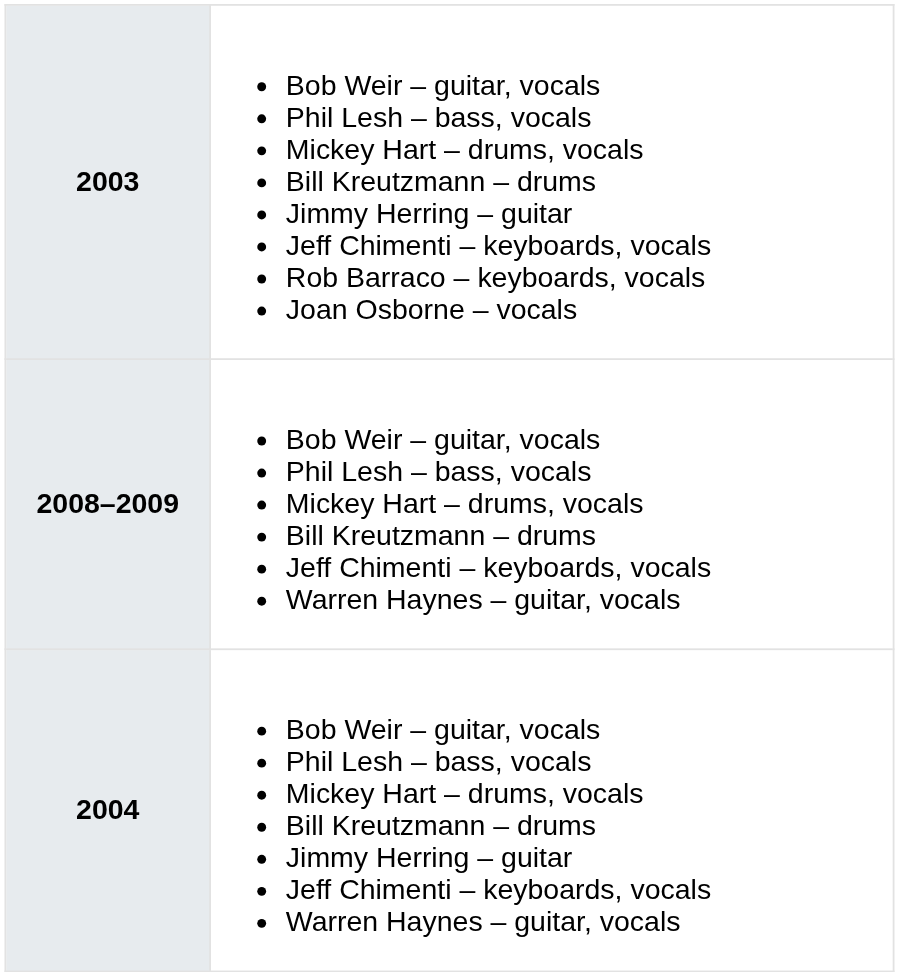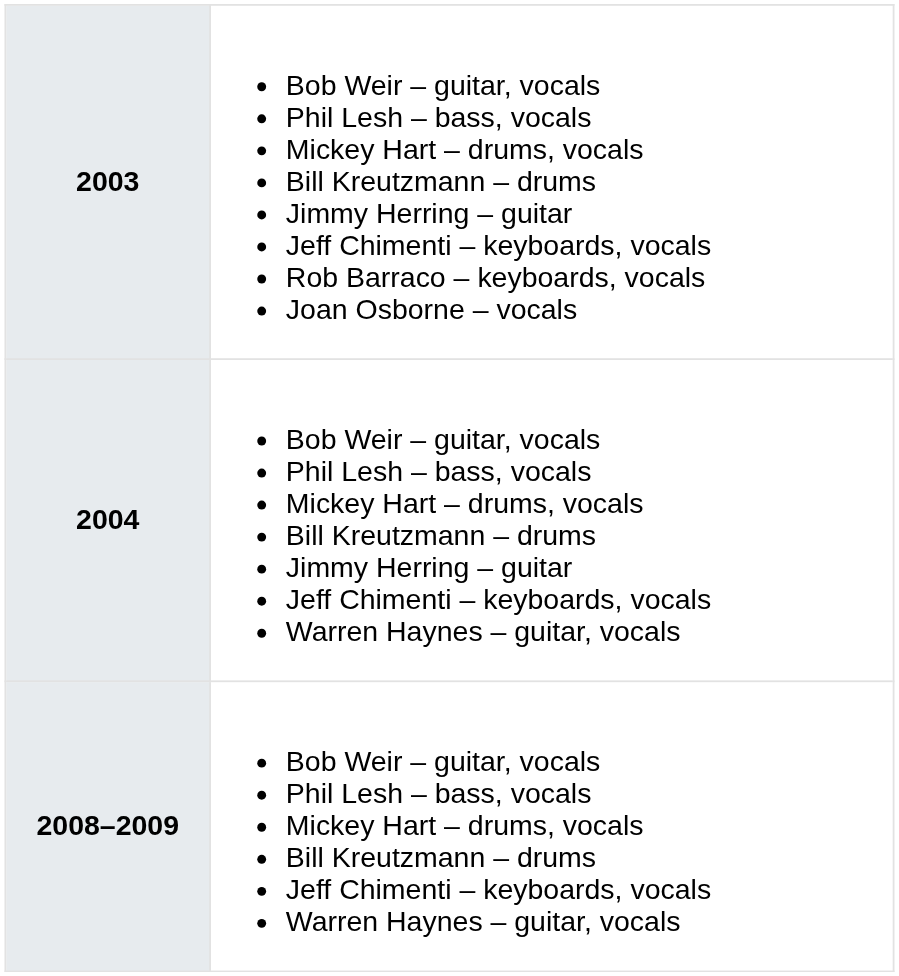rows swapped: (108, 809) <-> (108, 503)
